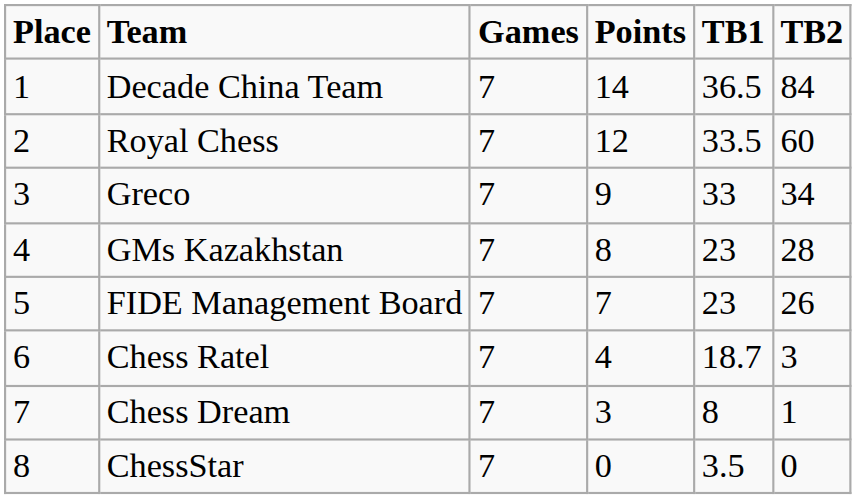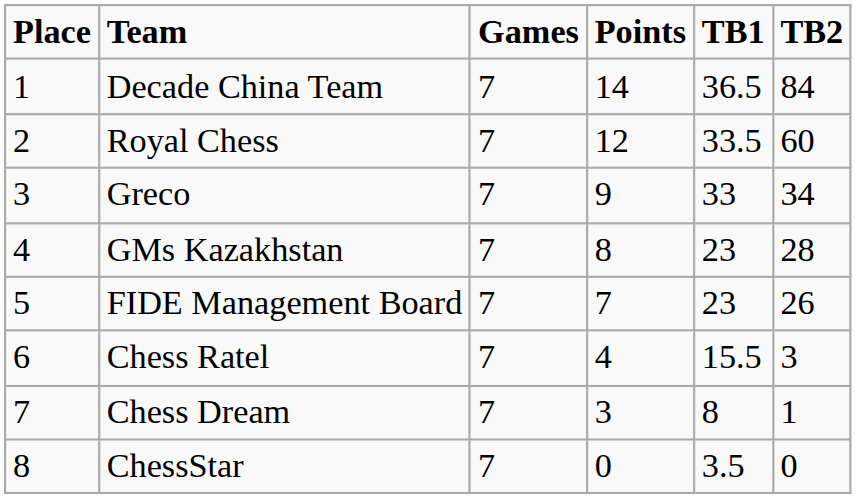(732, 357) 18.7 -> (732, 357) 15.5
